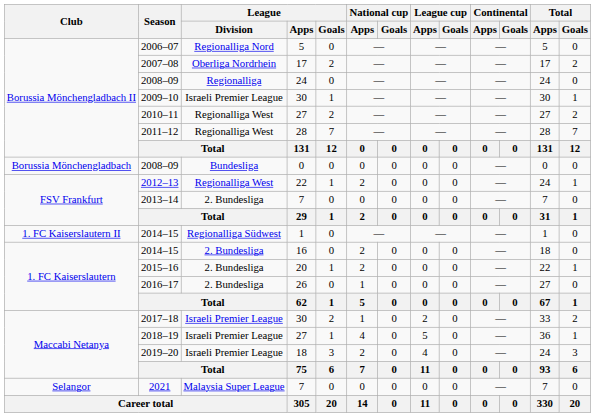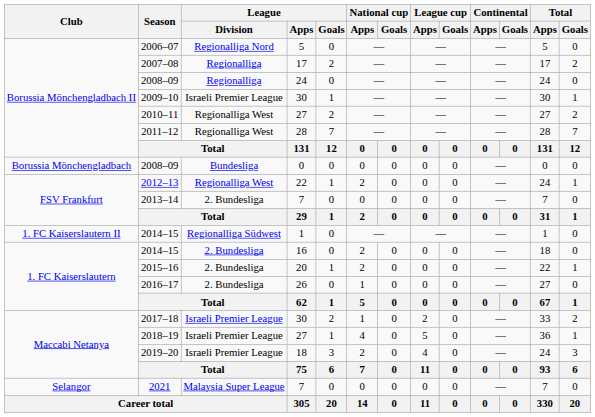(234, 64) Oberliga Nordrhein -> (234, 64) Regionalliga
